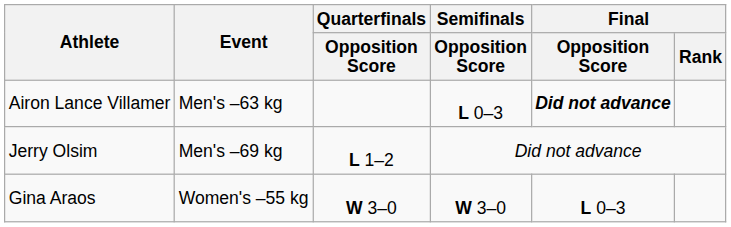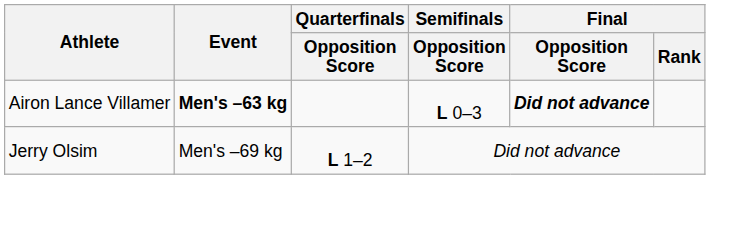(231, 104) normal -> (233, 104) bold
- row: (52, 198)
